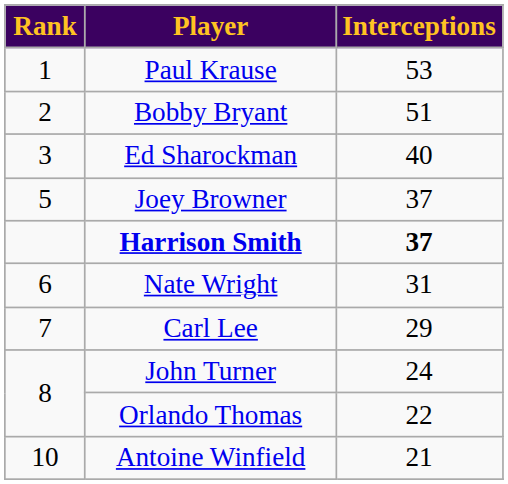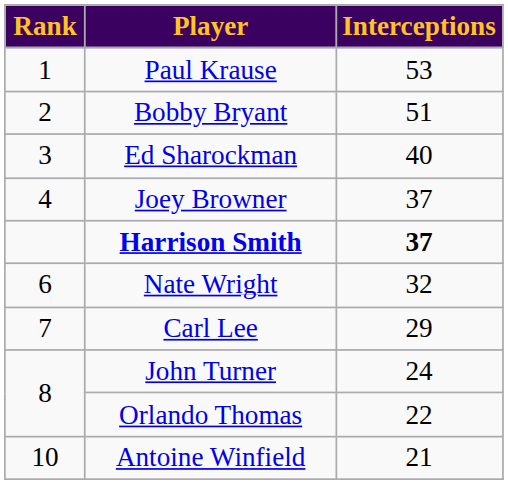(45, 198) 5 -> (45, 198) 4
(419, 284) 31 -> (419, 284) 32
